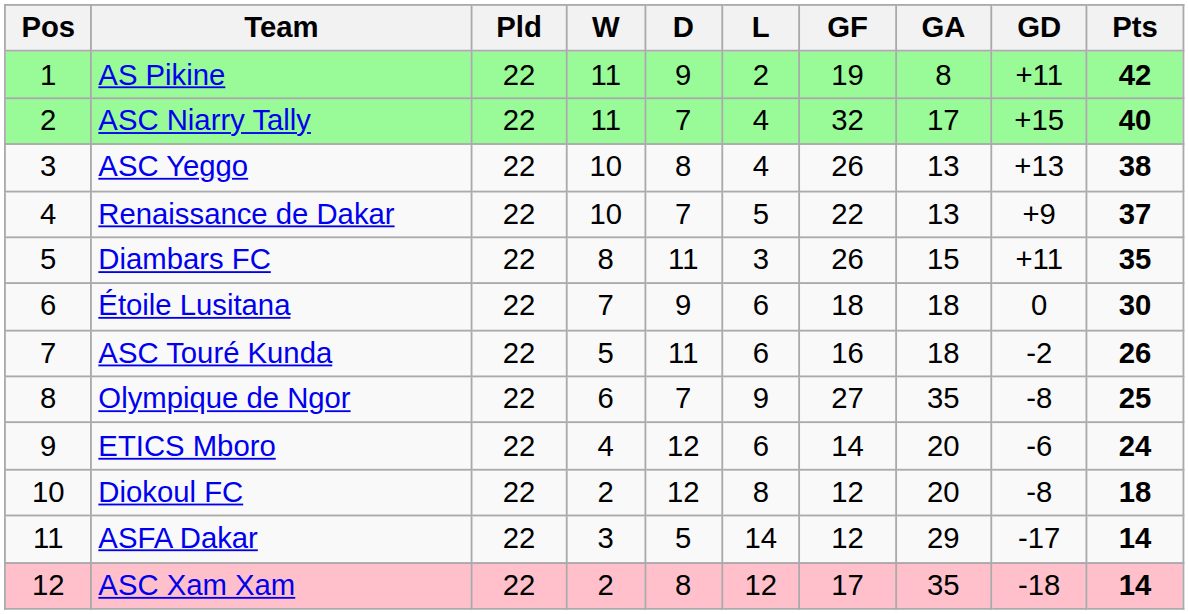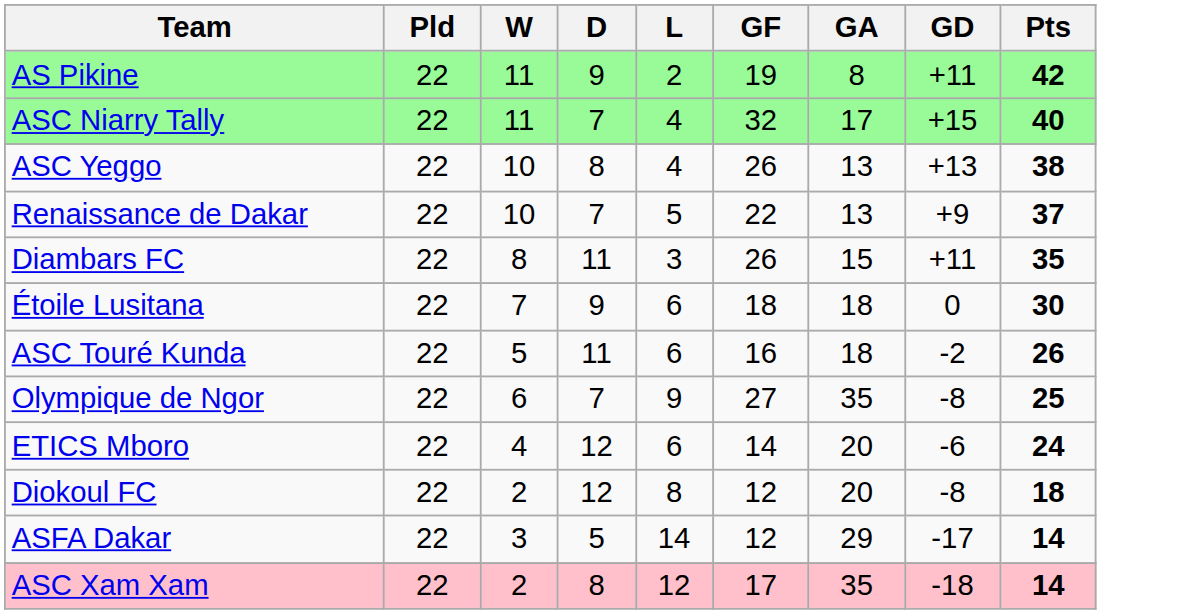- column: (48, 27)
